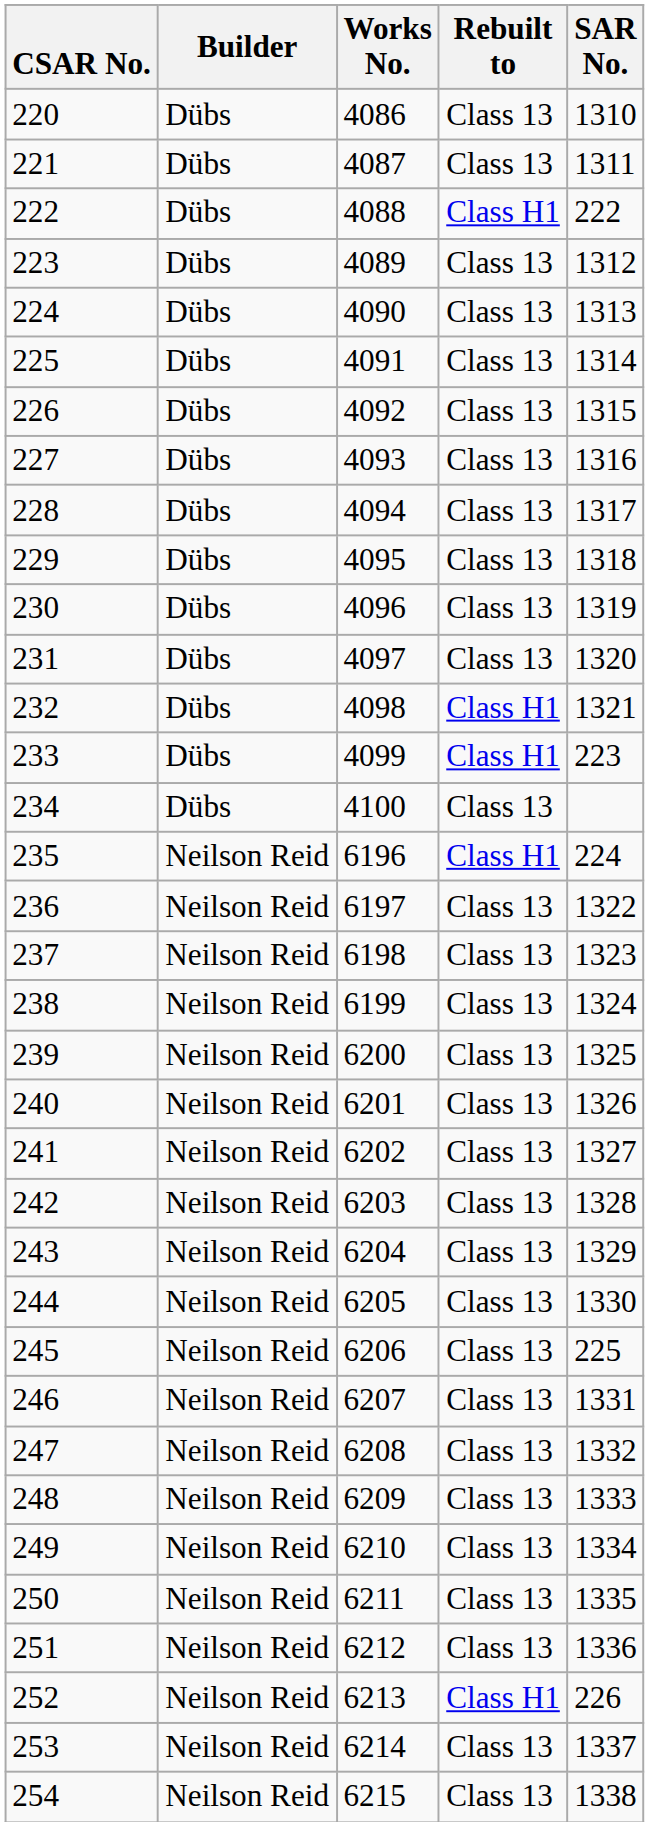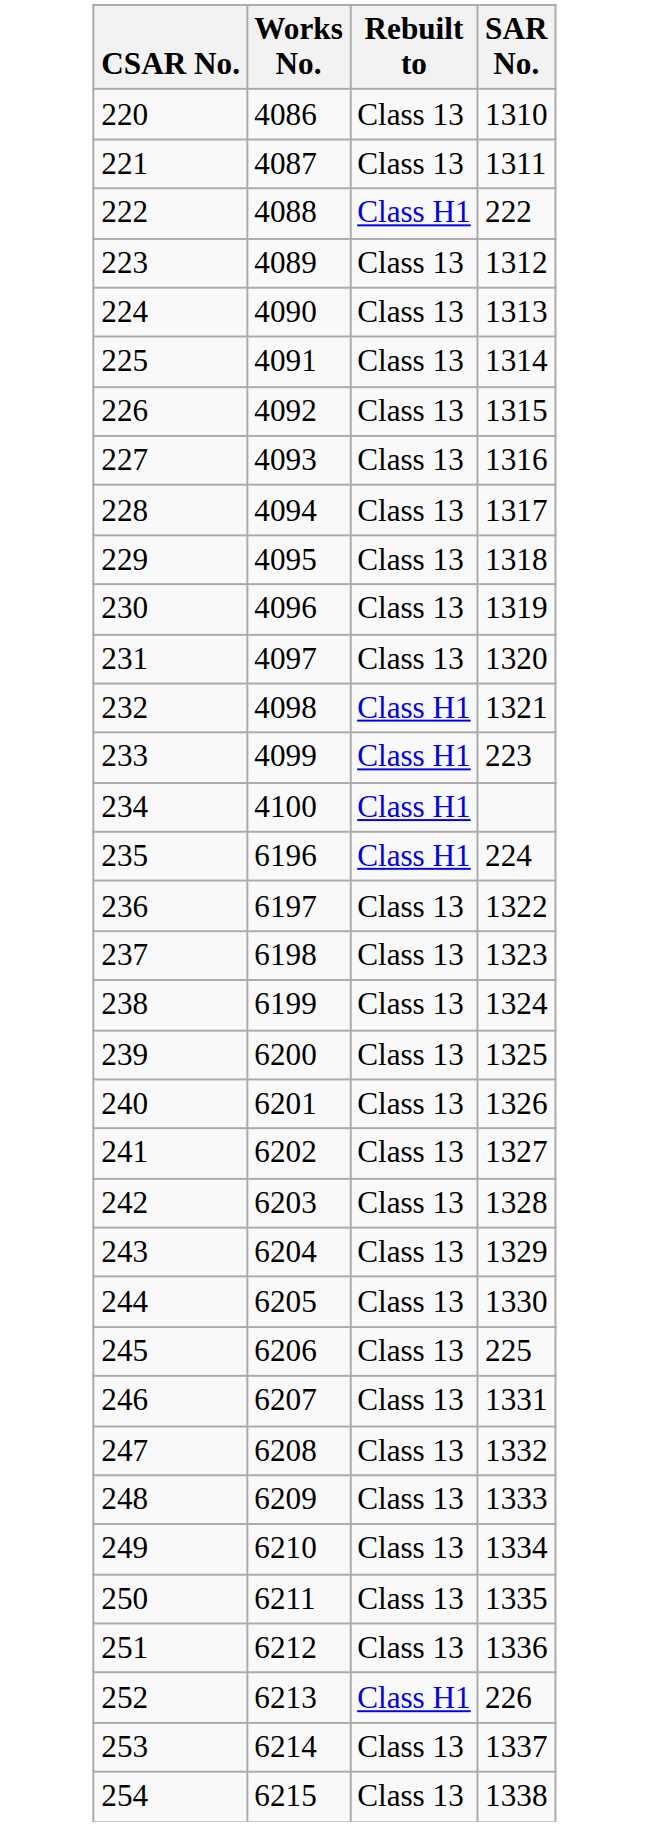- column: (247, 46)
(500, 806) Class 13 -> (414, 806) Class H1
